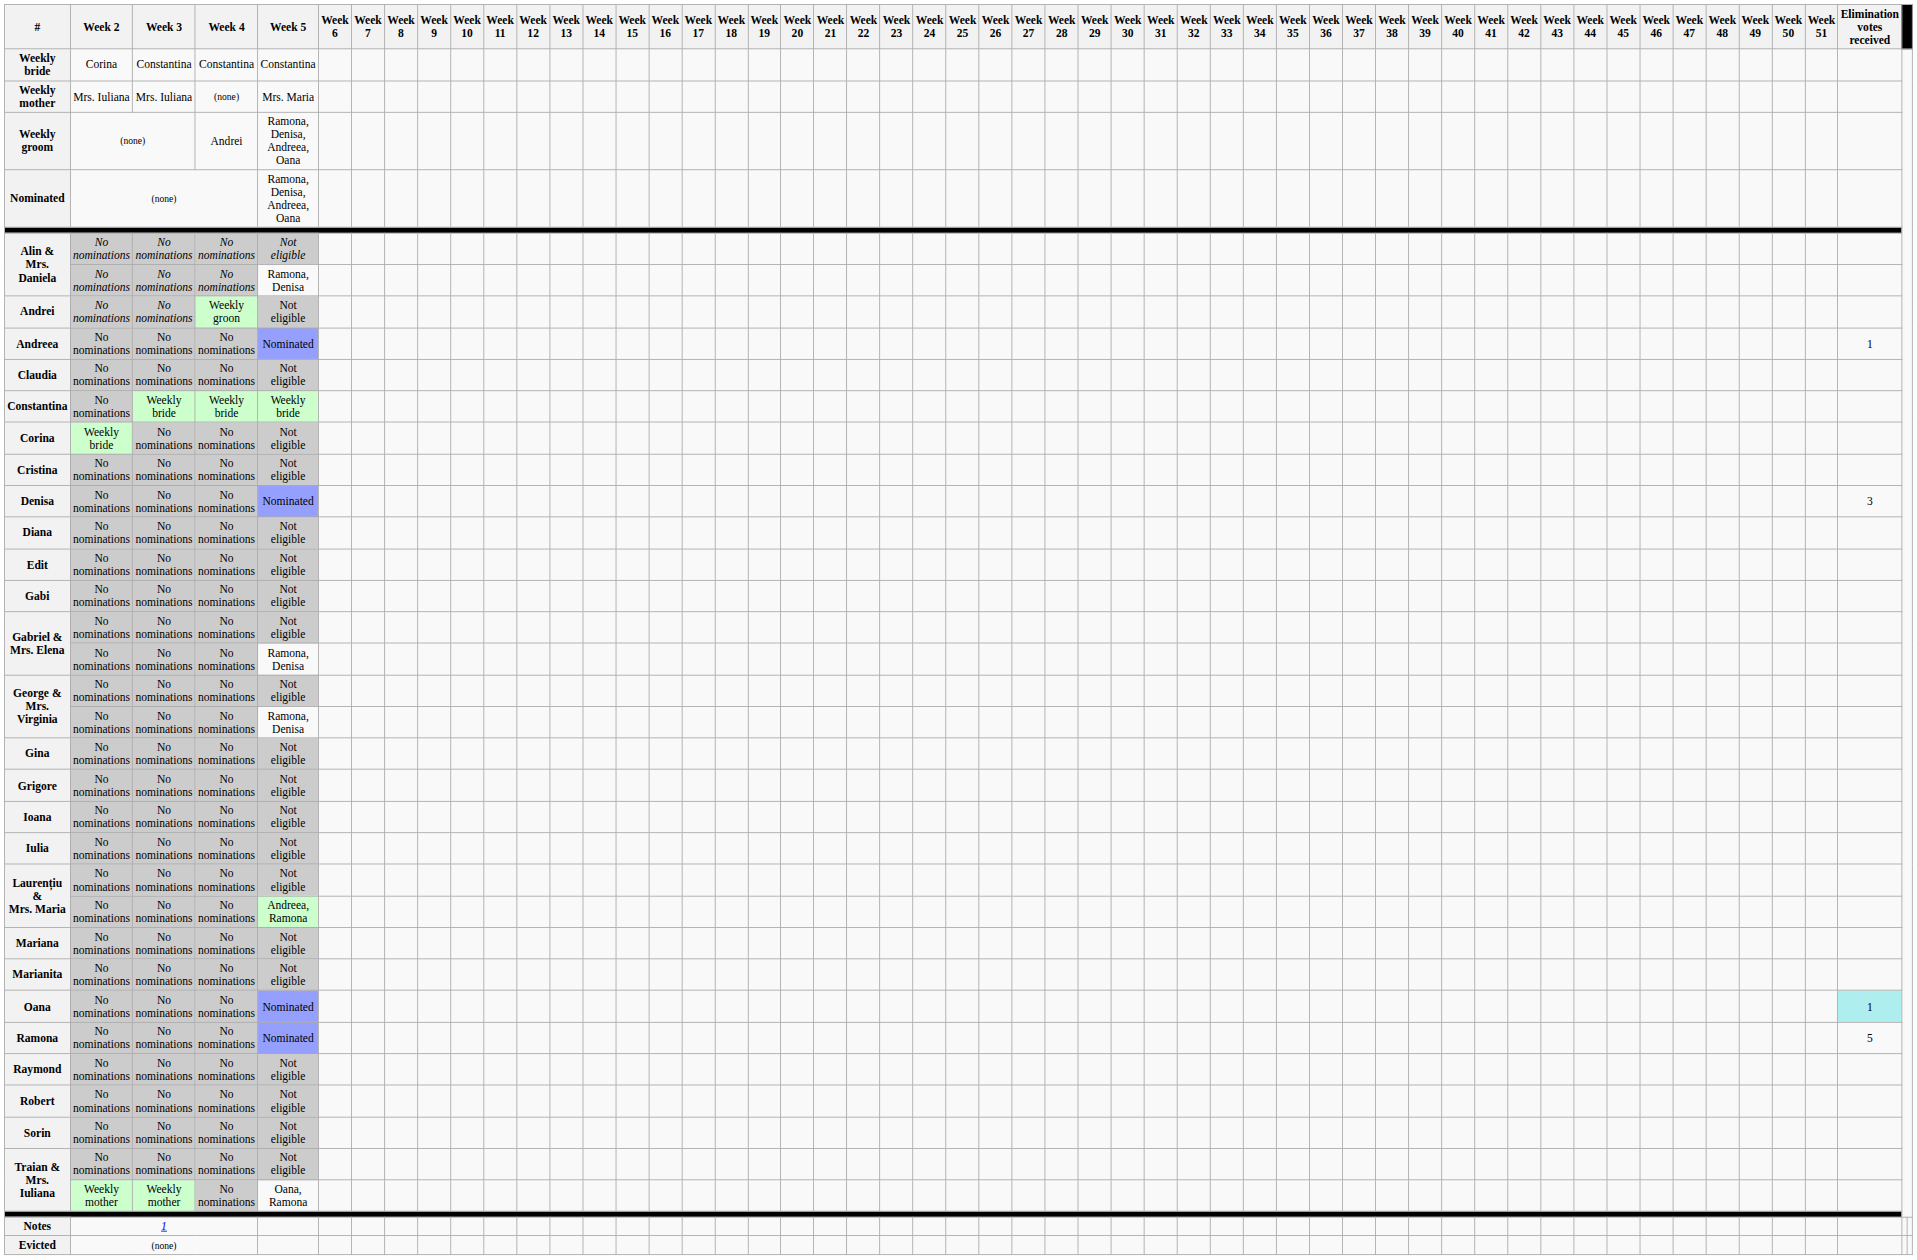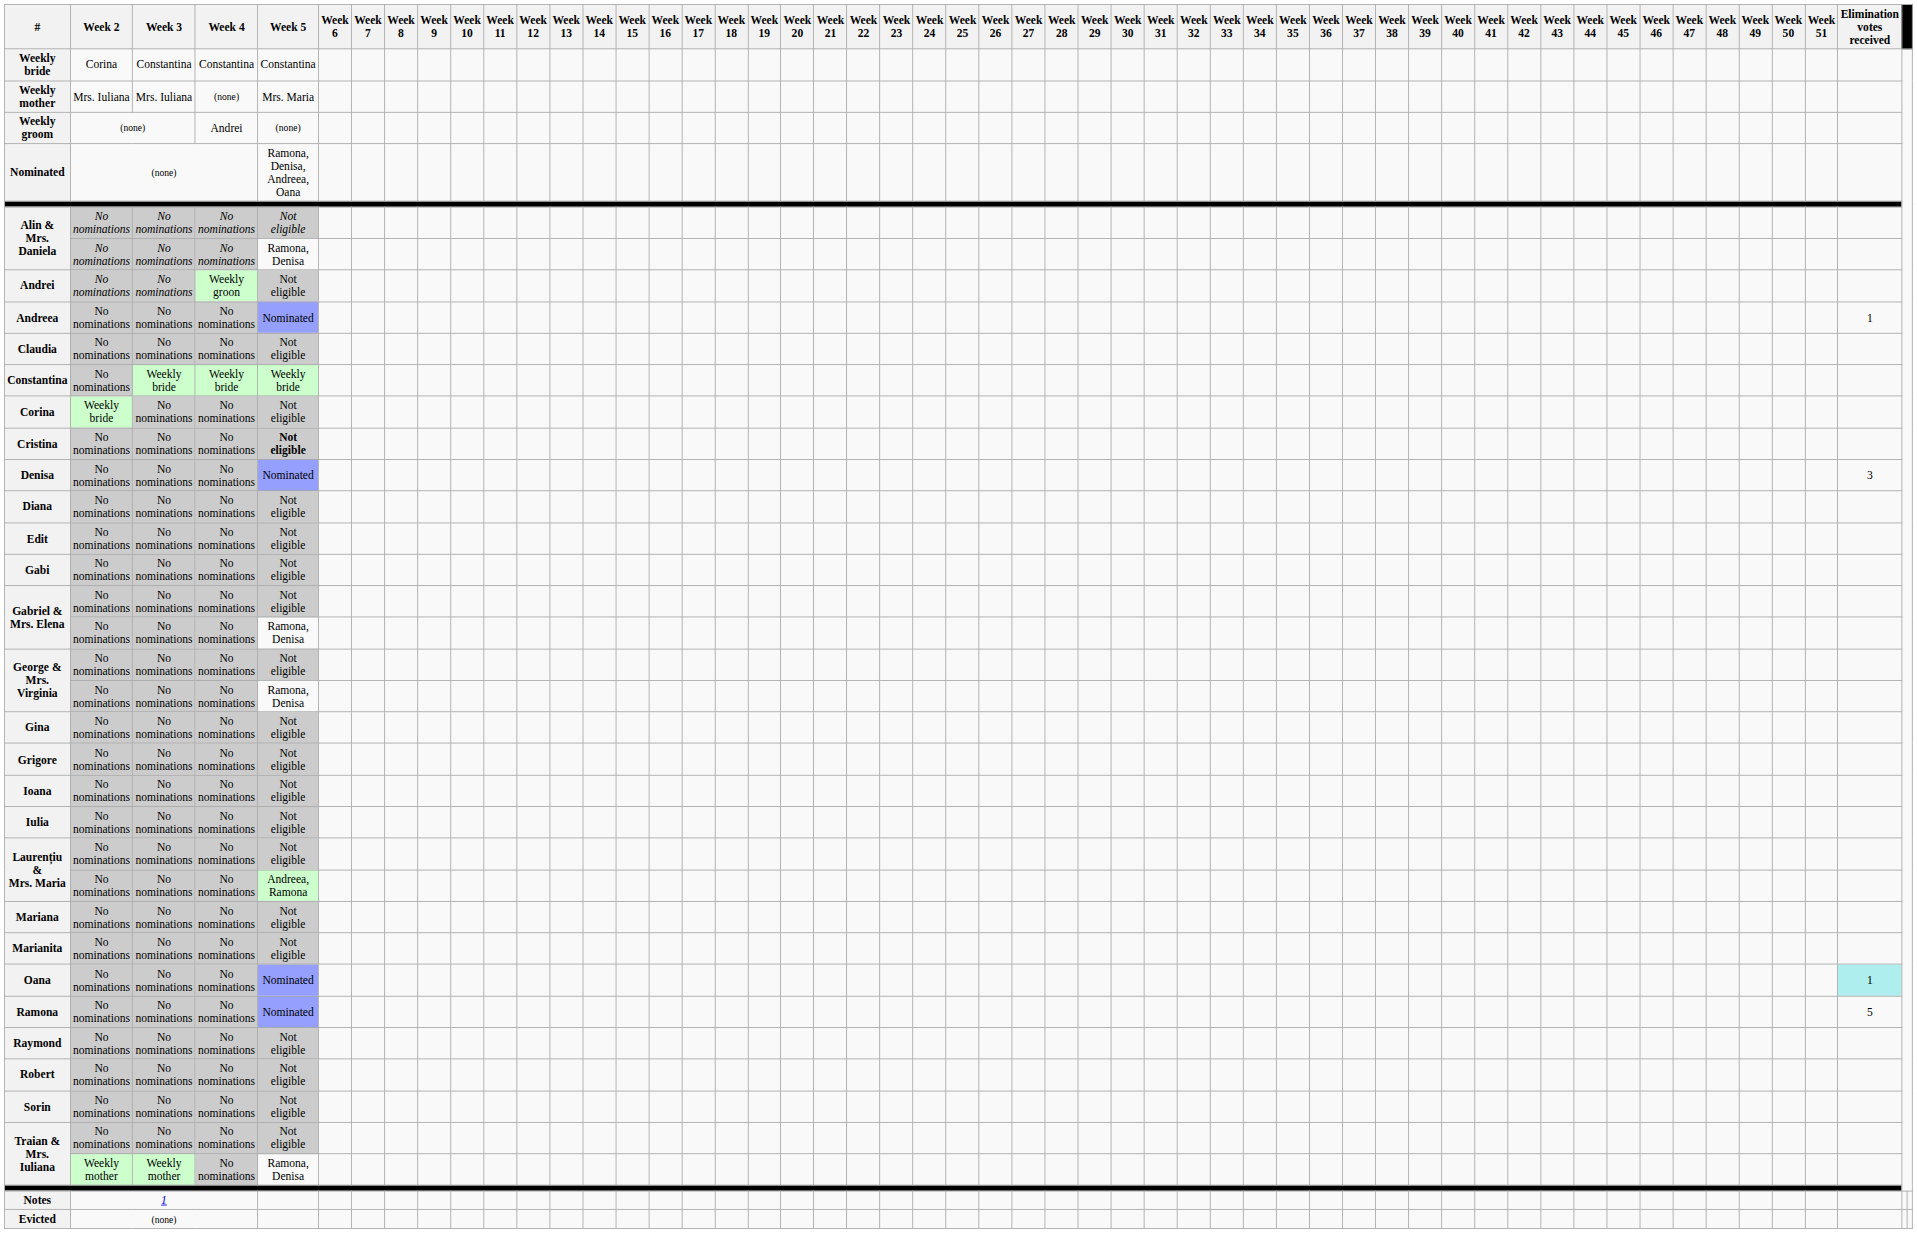(288, 141) Ramona, Denisa, Andreea, Oana -> (288, 128) (none)
(288, 470) normal -> (288, 444) bold
(288, 1196) Oana, Ramona -> (288, 1170) Ramona, Denisa
